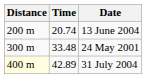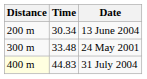(64, 30) 20.74 -> (64, 30) 30.34
(64, 64) 42.89 -> (64, 64) 44.83
